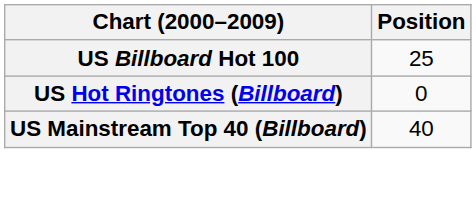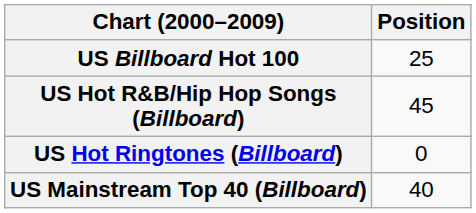+ row: (188, 105)
